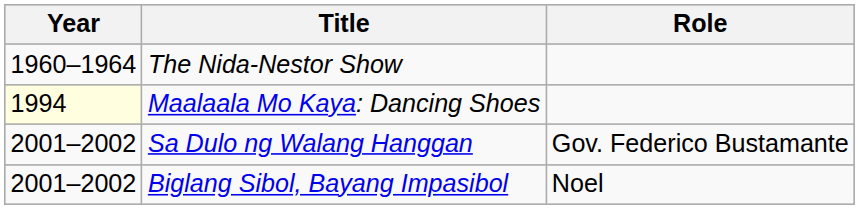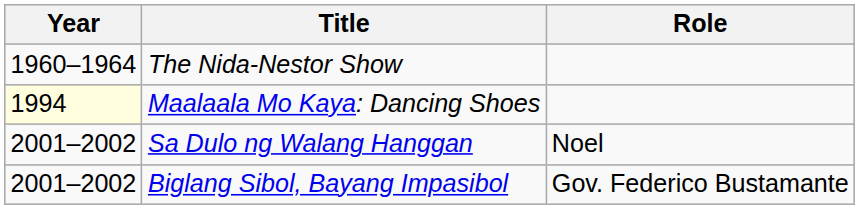(700, 143) Gov. Federico Bustamante -> (578, 143) Noel
(578, 183) Noel -> (700, 183) Gov. Federico Bustamante
